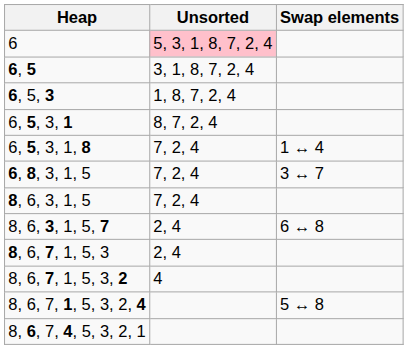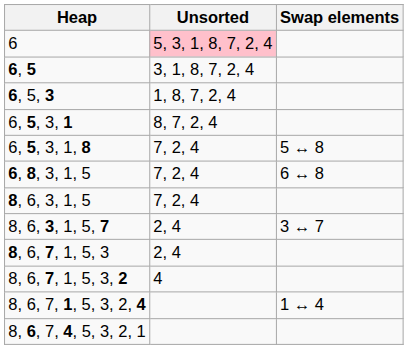(302, 148) 1 ↔ 4 -> (302, 148) 5 ↔ 8
(302, 174) 3 ↔ 7 -> (302, 174) 6 ↔ 8
(302, 226) 6 ↔ 8 -> (302, 226) 3 ↔ 7
(302, 305) 5 ↔ 8 -> (302, 305) 1 ↔ 4
